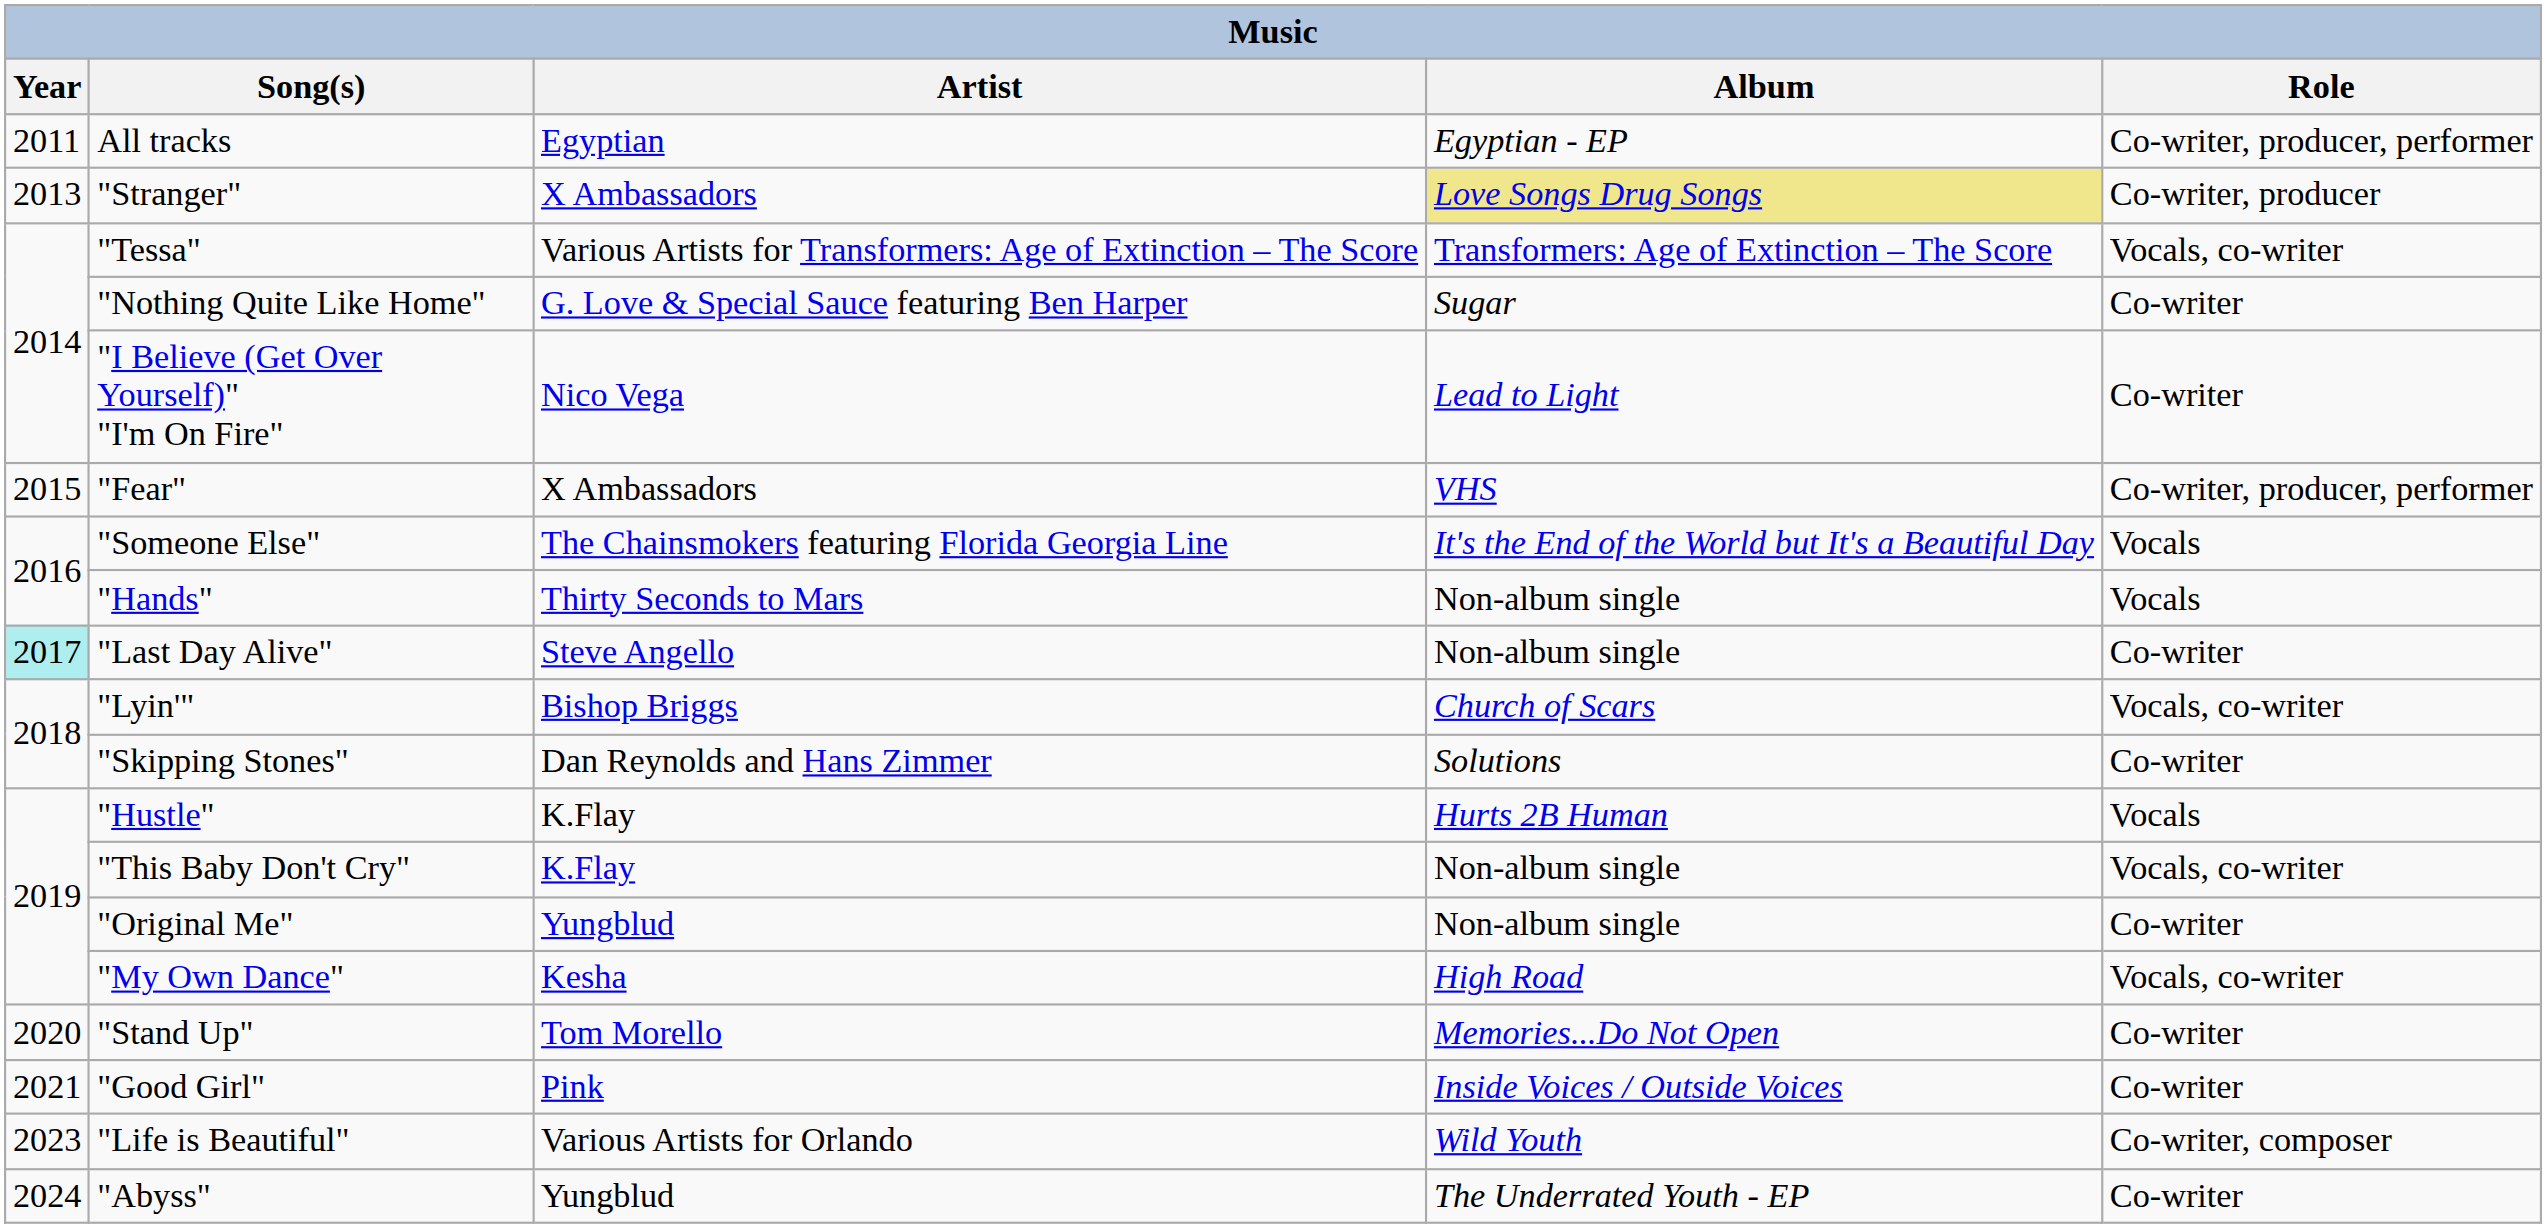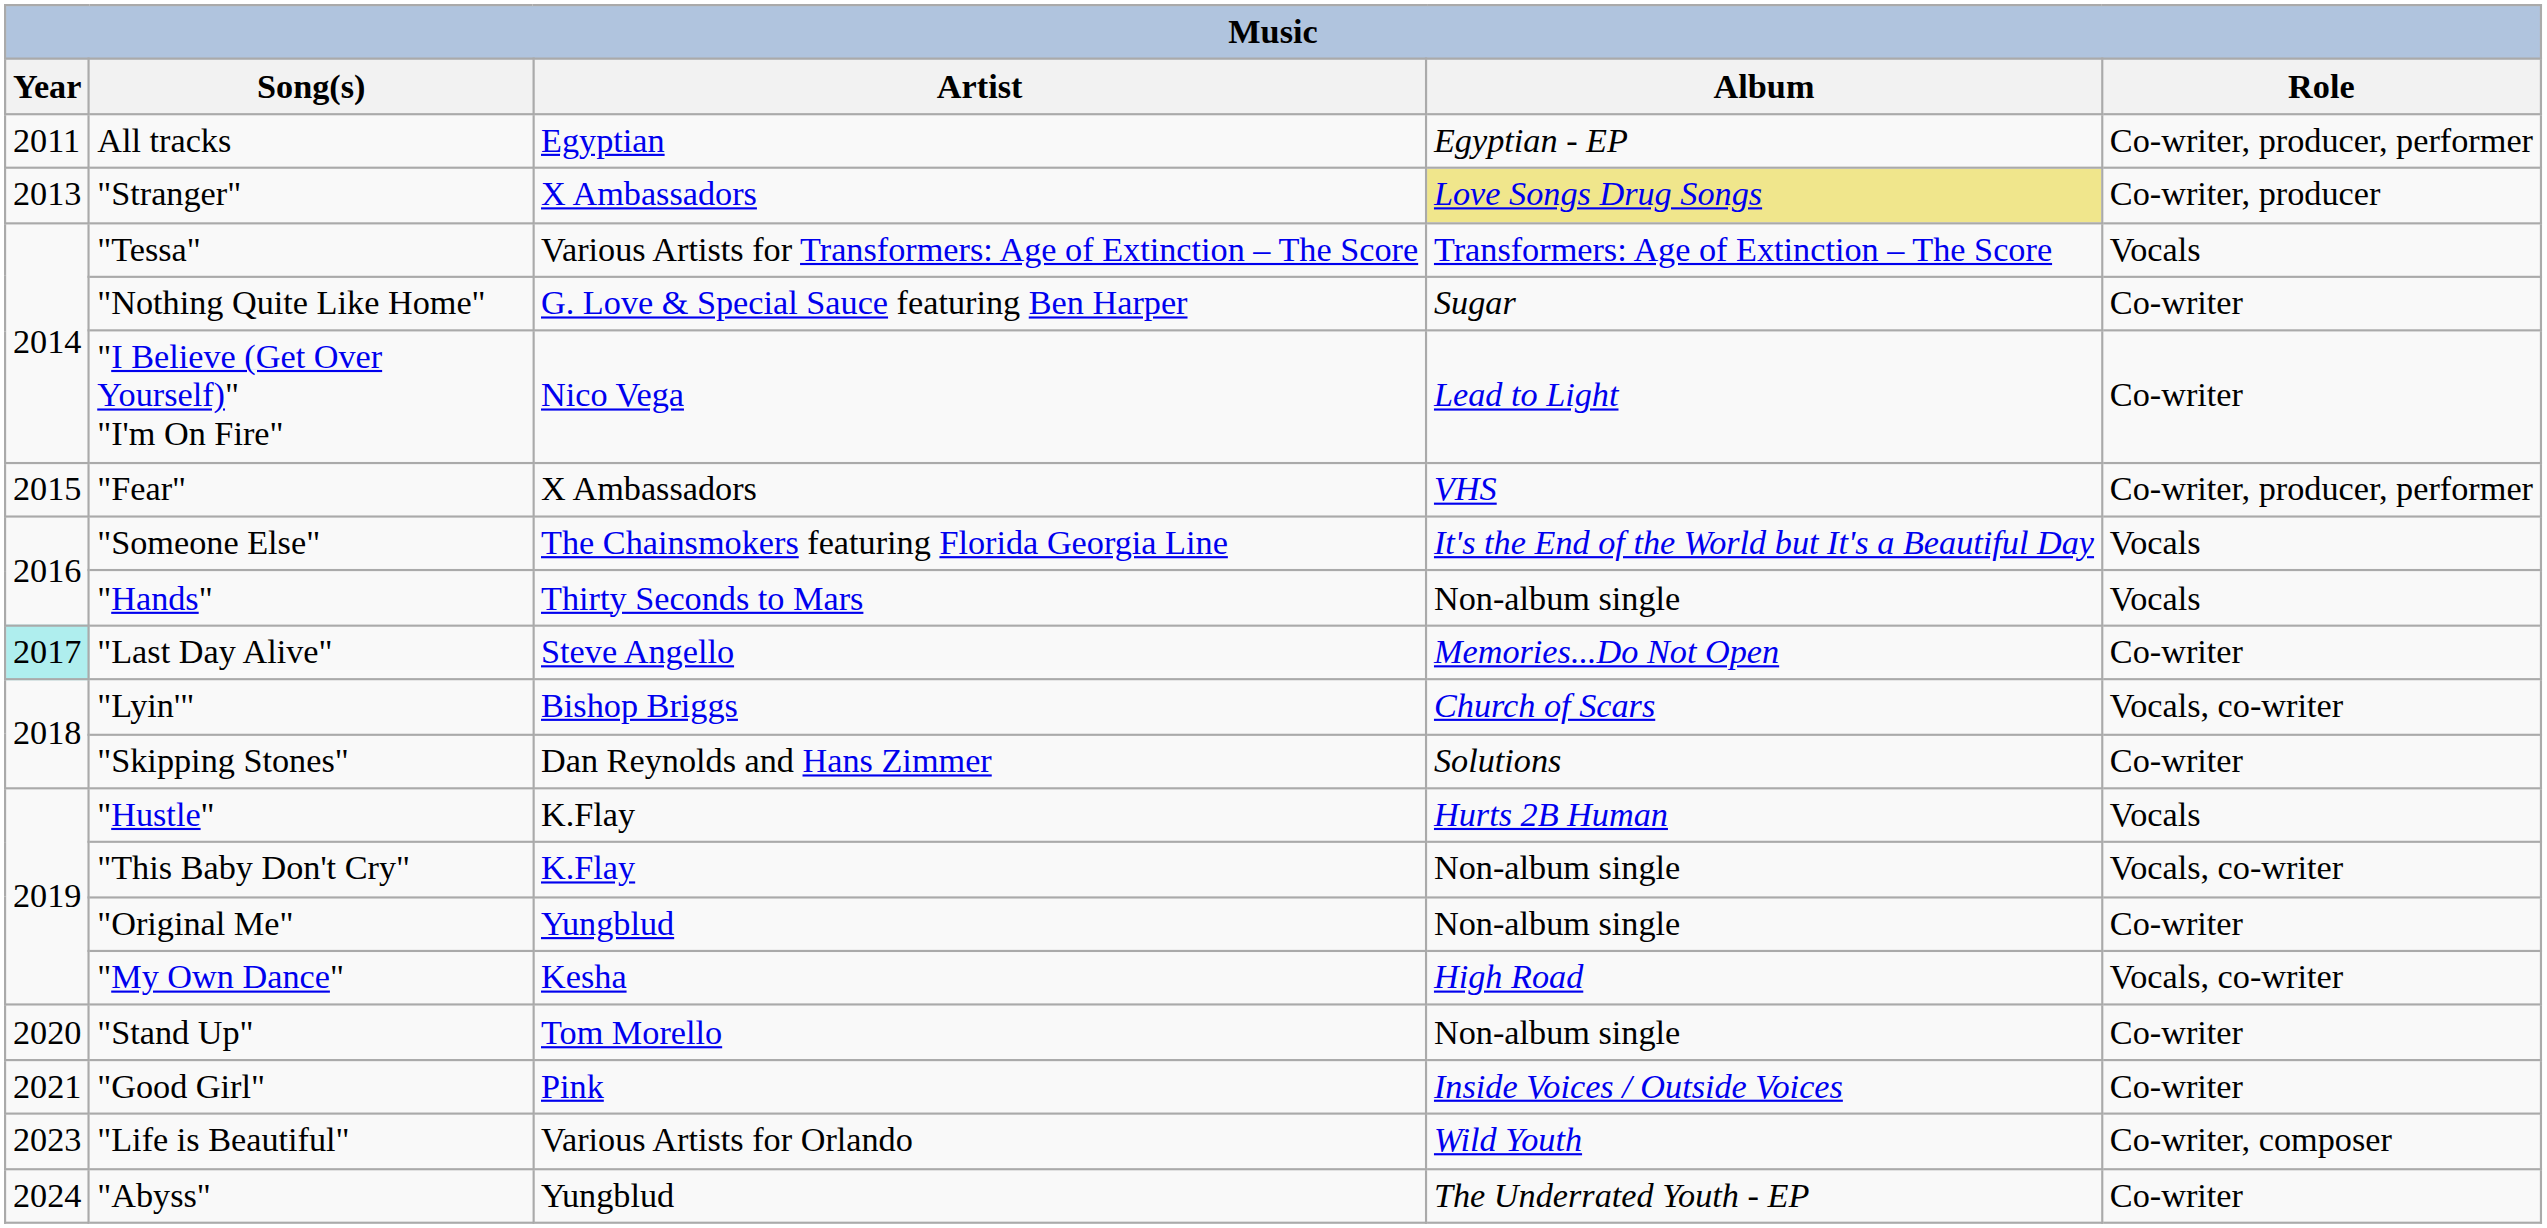(2226, 248) Vocals, co-writer -> (2155, 248) Vocals
(1557, 651) Non-album single -> (1607, 651) Memories...Do Not Open
(1607, 1031) Memories...Do Not Open -> (1557, 1031) Non-album single
